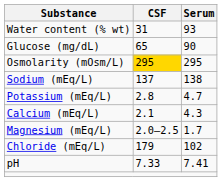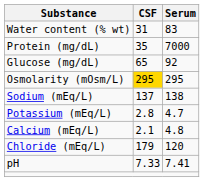(190, 30) 93 -> (171, 30) 83
+ row: (53, 46)
(190, 46) 90 -> (171, 63) 92
(193, 113) 4.3 -> (174, 130) 4.8
- row: (59, 130)
(193, 147) 102 -> (174, 147) 120
